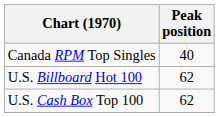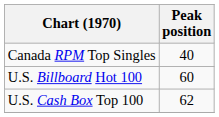(187, 77) 62 -> (187, 77) 60
